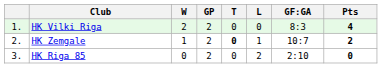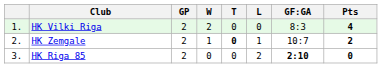columns swapped: (209, 12) <-> (184, 12)
(298, 56) normal -> (298, 56) bold
